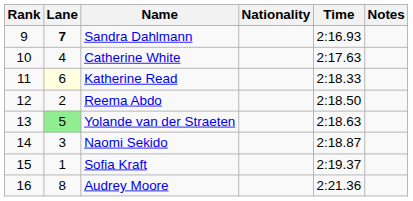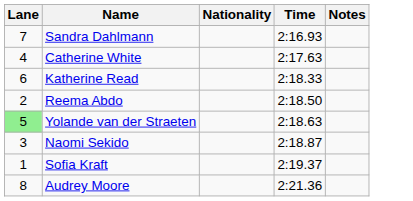- column: (24, 15)
(62, 36) bold -> (23, 36) normal
(62, 79) lightyellow background -> (23, 79) no background
